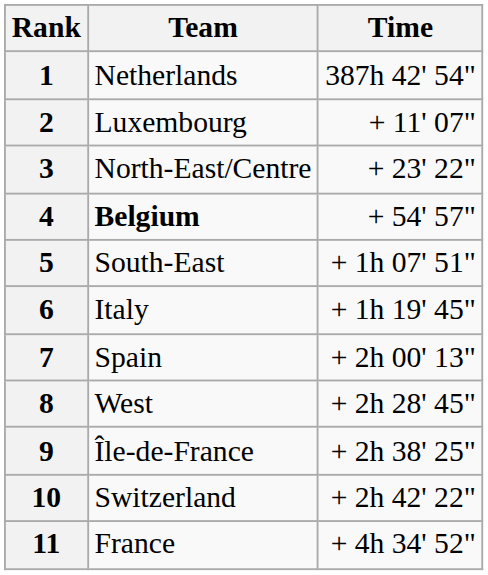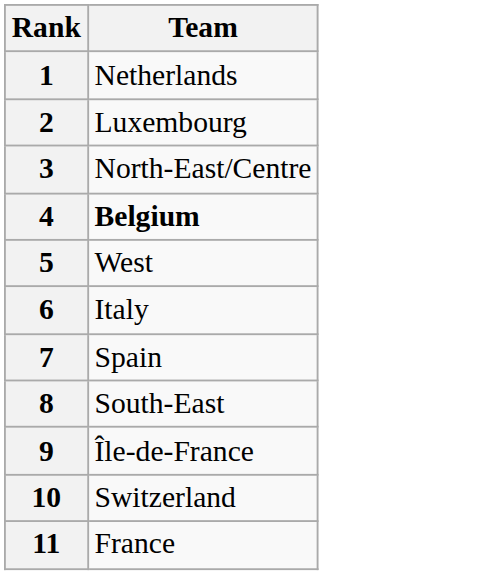- column: (400, 27)
(159, 262) South-East -> (124, 262) West
(124, 403) West -> (159, 403) South-East
